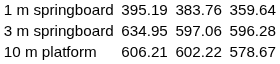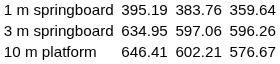(253, 31) 596.28 -> (253, 31) 596.26
(145, 52) 606.21 -> (145, 52) 646.41
(199, 52) 602.22 -> (199, 52) 602.21
(253, 52) 578.67 -> (253, 52) 576.67
